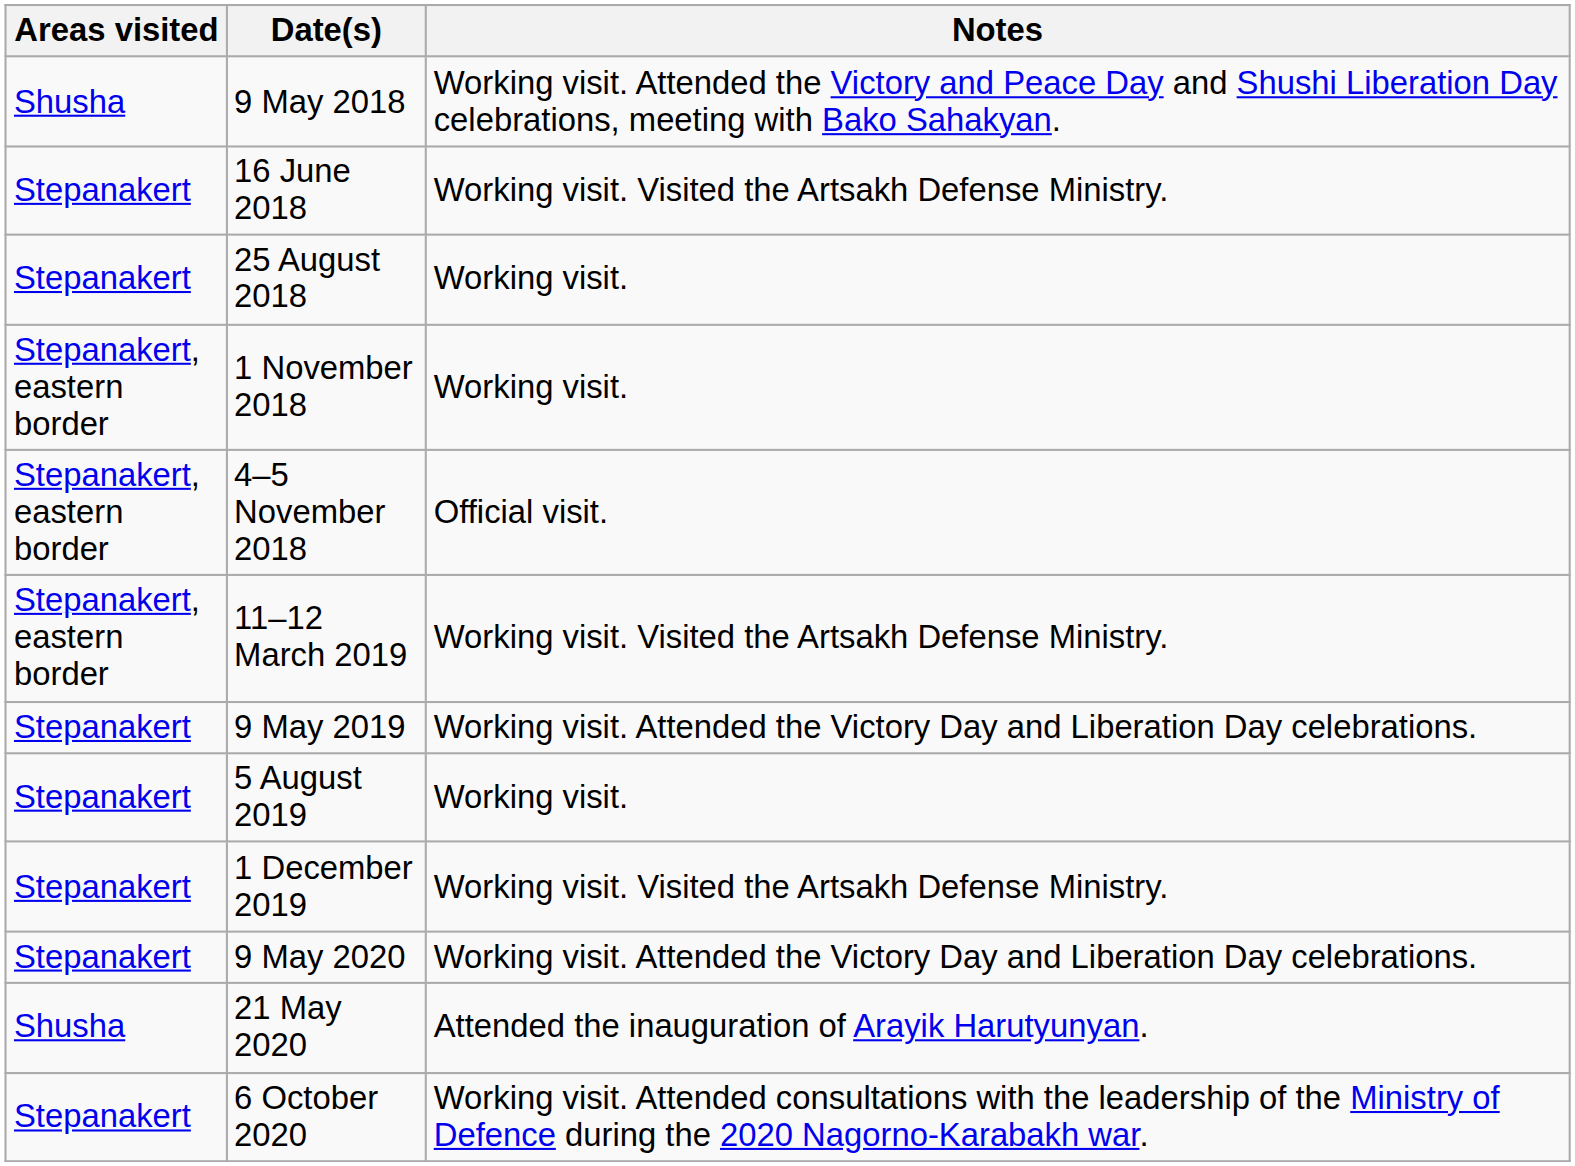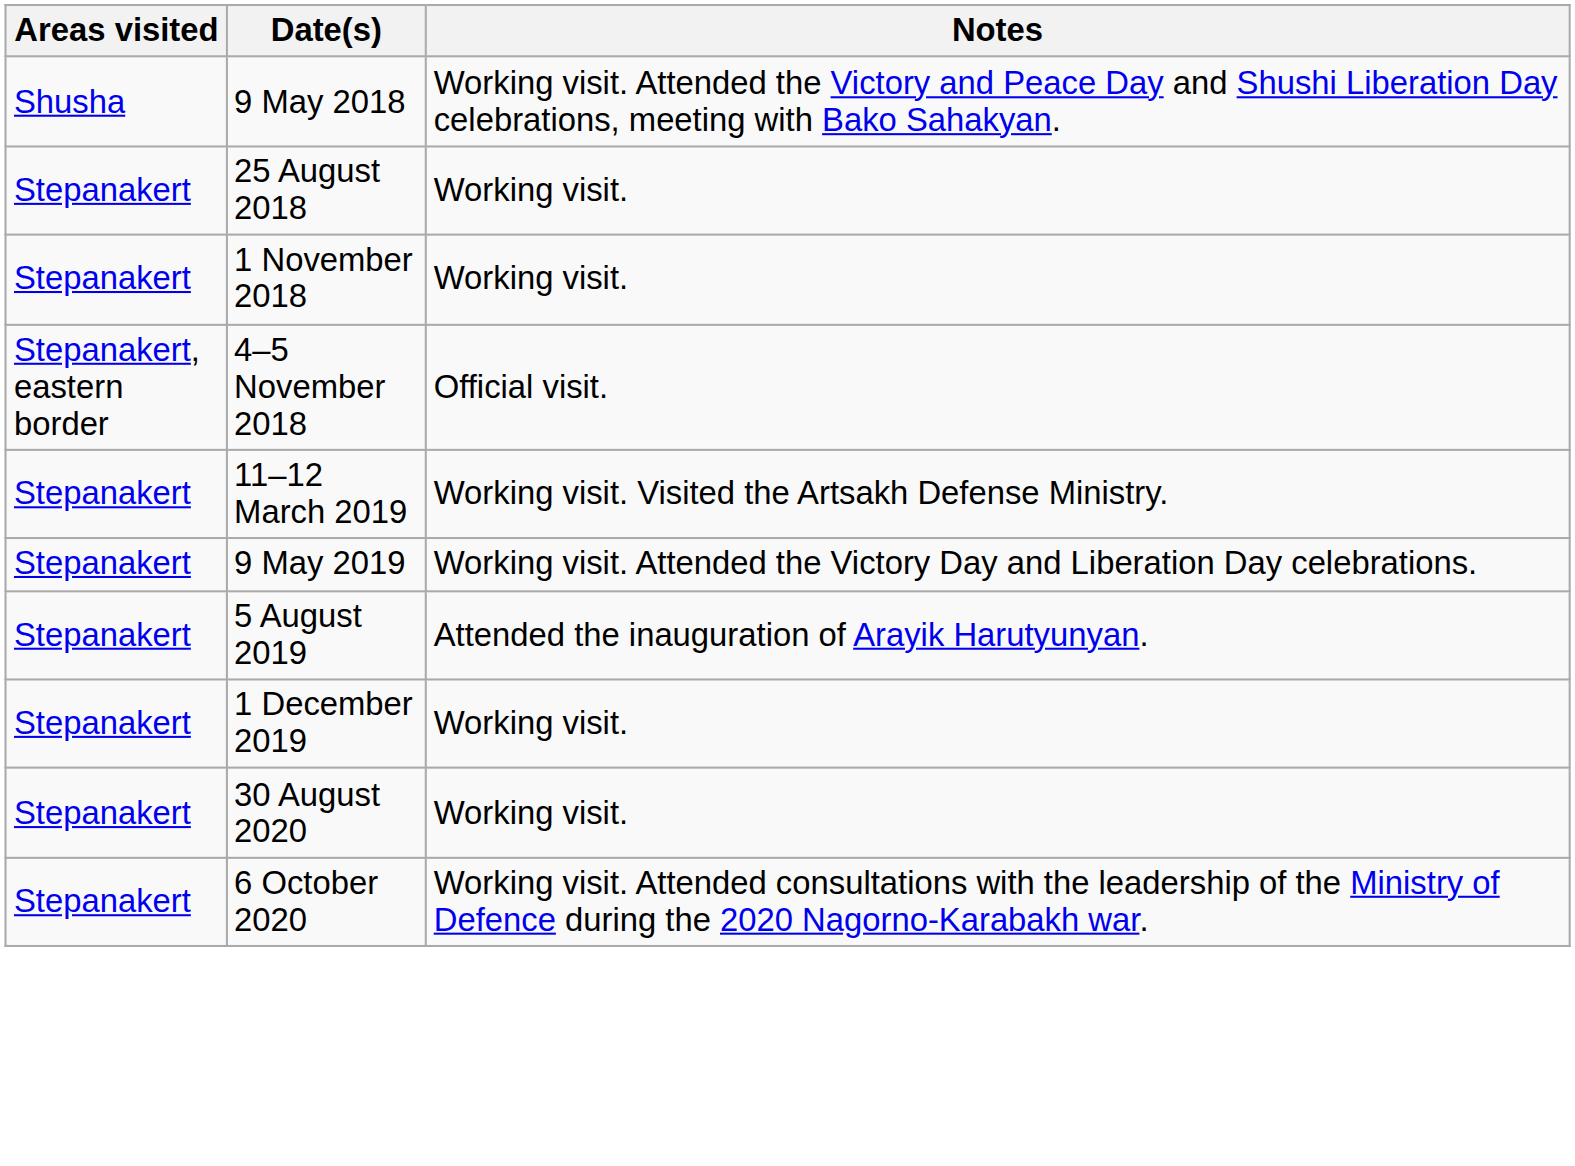- row: (292, 189)
(107, 386) Stepanakert, eastern border -> (102, 278) Stepanakert
(107, 637) Stepanakert, eastern border -> (102, 493) Stepanakert
(531, 797) Working visit. -> (791, 634) Attended the inauguration of Arayik Harutyunyan.
(801, 886) Working visit. Visited the Artsakh Defense Ministry. -> (531, 723) Working visit.
- row: (320, 956)
- row: (288, 1027)
+ row: (307, 812)
